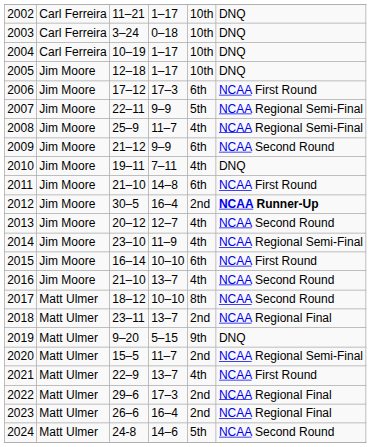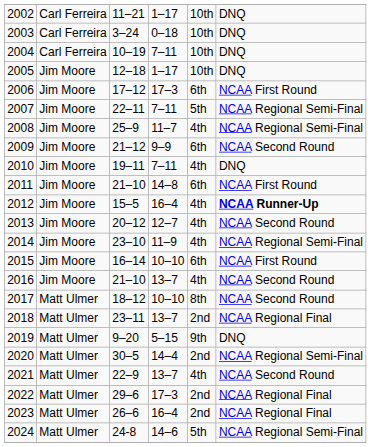(164, 52) 1–17 -> (164, 52) 7–11
(161, 109) 9–9 -> (164, 109) 7–11
(126, 204) 30–5 -> (126, 204) 15–5
(200, 204) 2nd -> (198, 204) 4th
(126, 356) 15–5 -> (126, 356) 30–5
(164, 356) 11–7 -> (164, 356) 14–4
(268, 375) NCAA First Round -> (277, 375) NCAA Second Round
(277, 432) NCAA Second Round -> (291, 432) NCAA Regional Semi-Final
